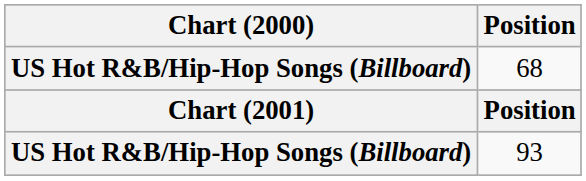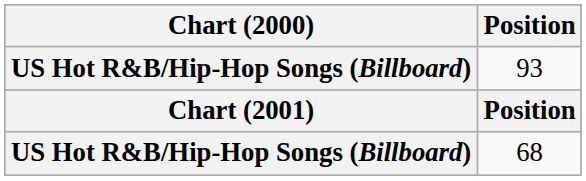rows swapped: (530, 68) <-> (530, 152)
